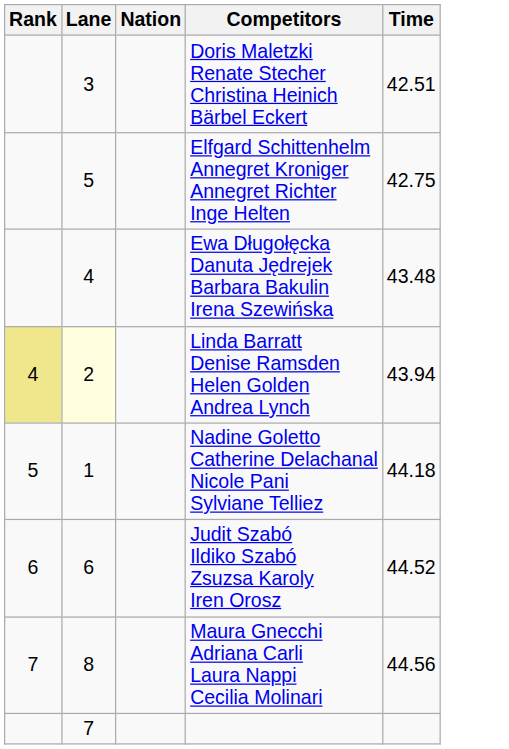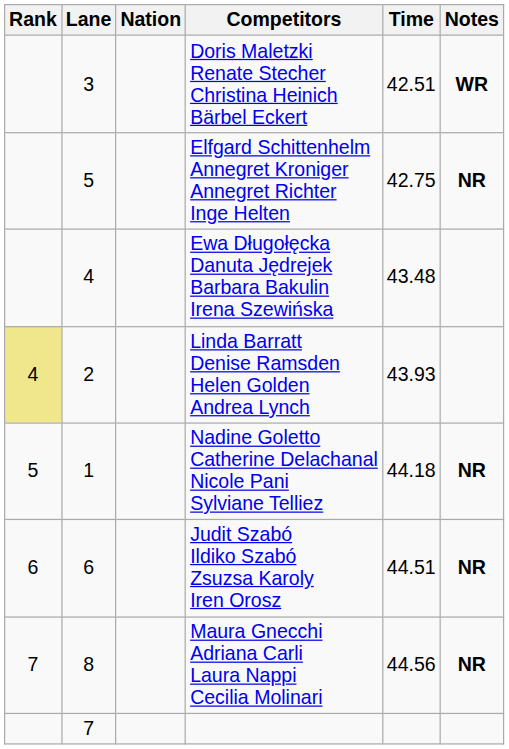+ column: (472, 19)
(89, 374) lightyellow background -> (89, 374) no background
(411, 374) 43.94 -> (411, 374) 43.93
(411, 568) 44.52 -> (411, 568) 44.51
